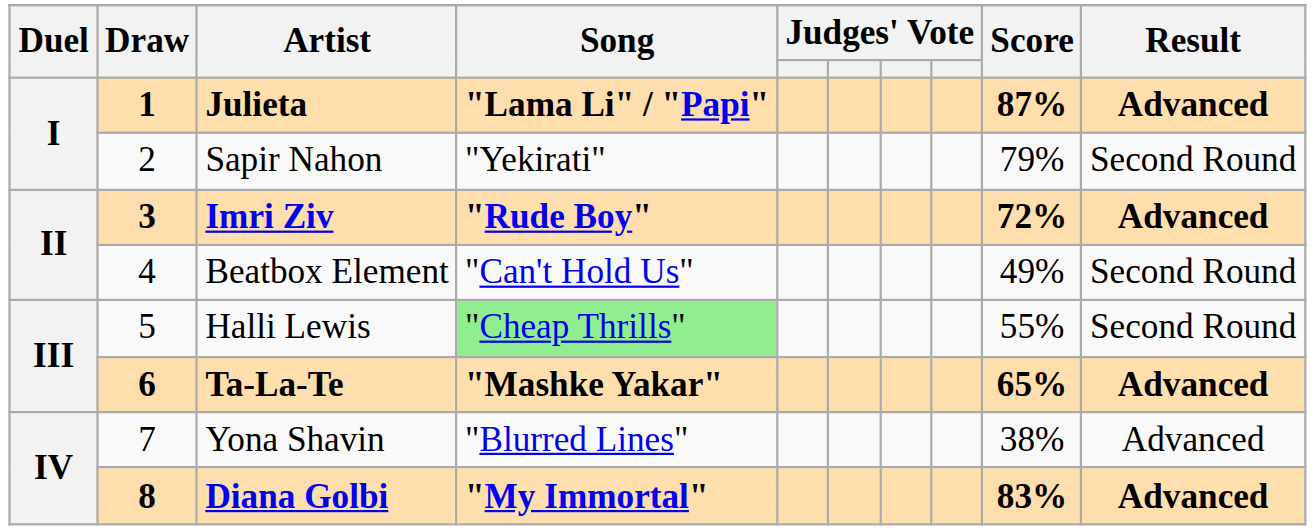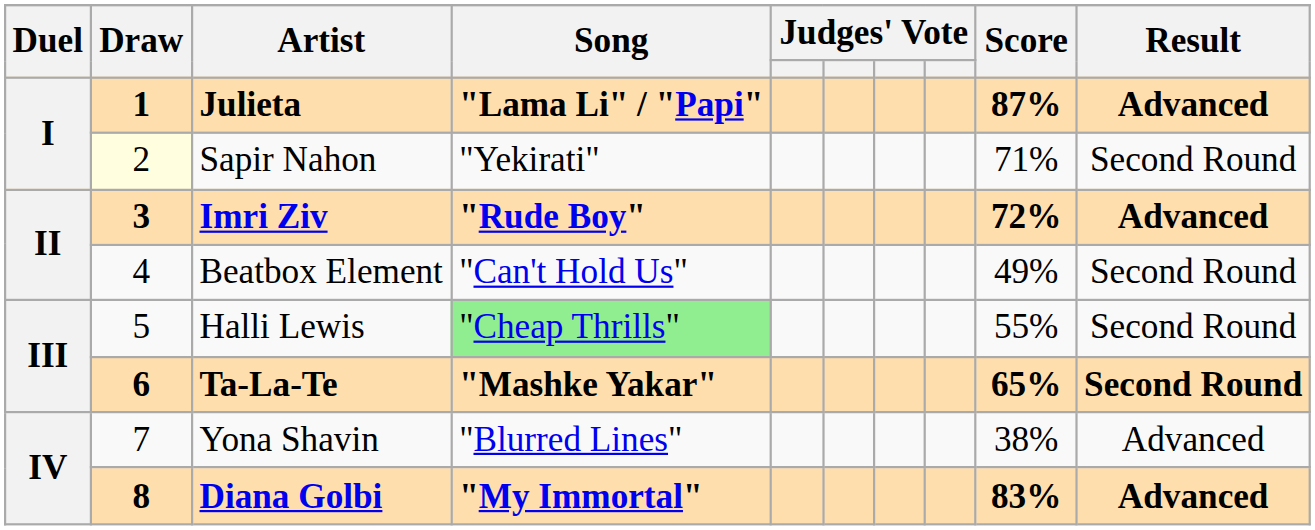(147, 160) no background -> (141, 160) lightyellow background
(1032, 160) 79% -> (1026, 160) 71%
(1193, 383) Advanced -> (1193, 383) Second Round
